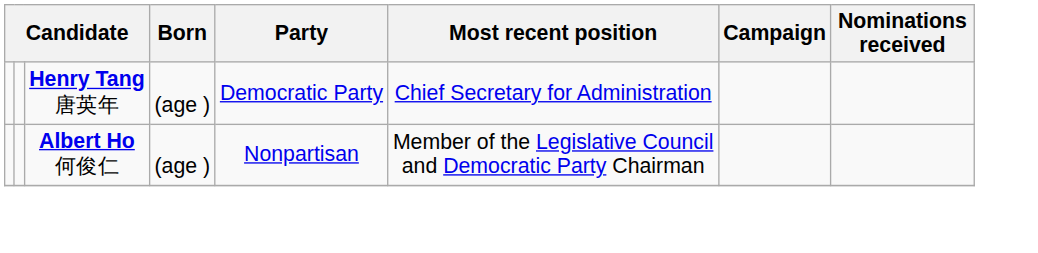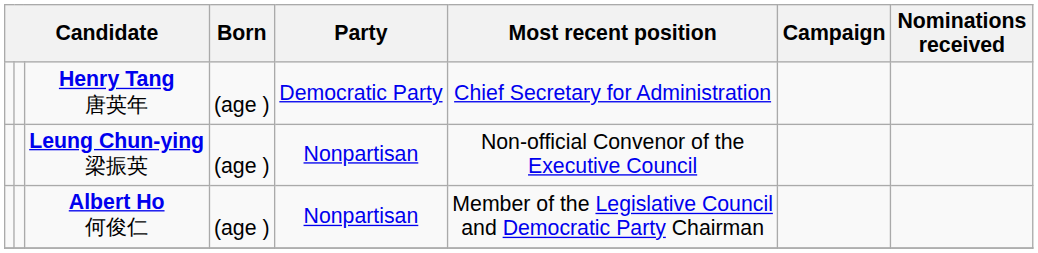+ row: (117, 153)
